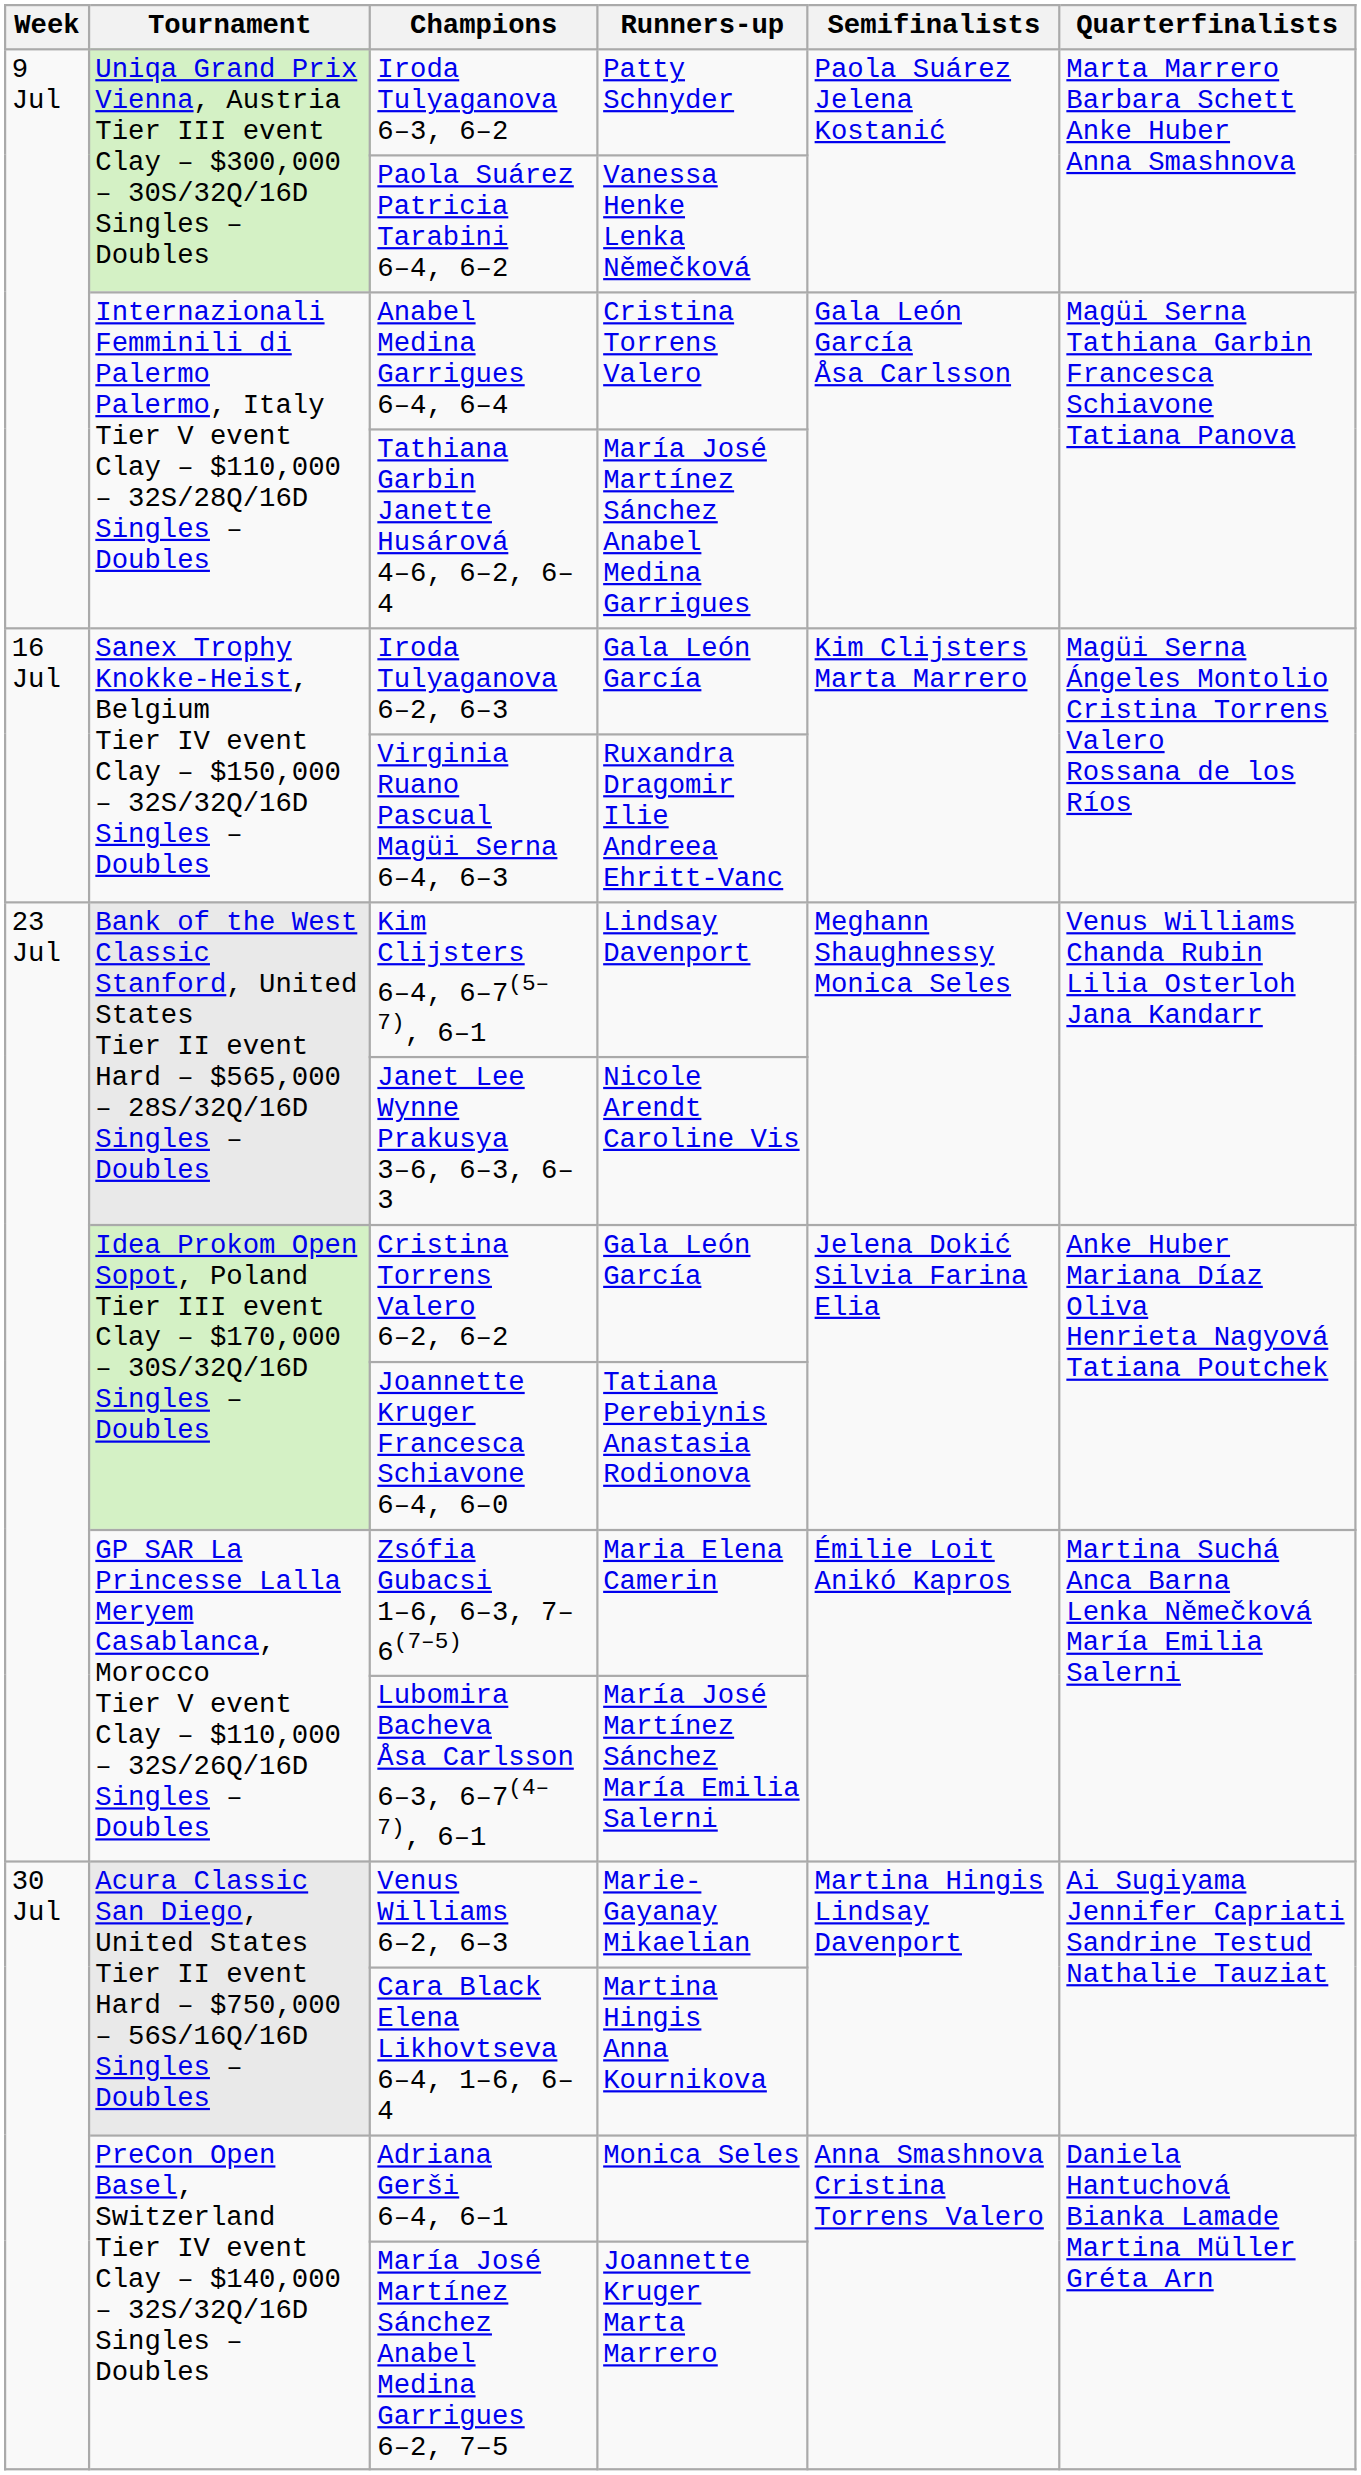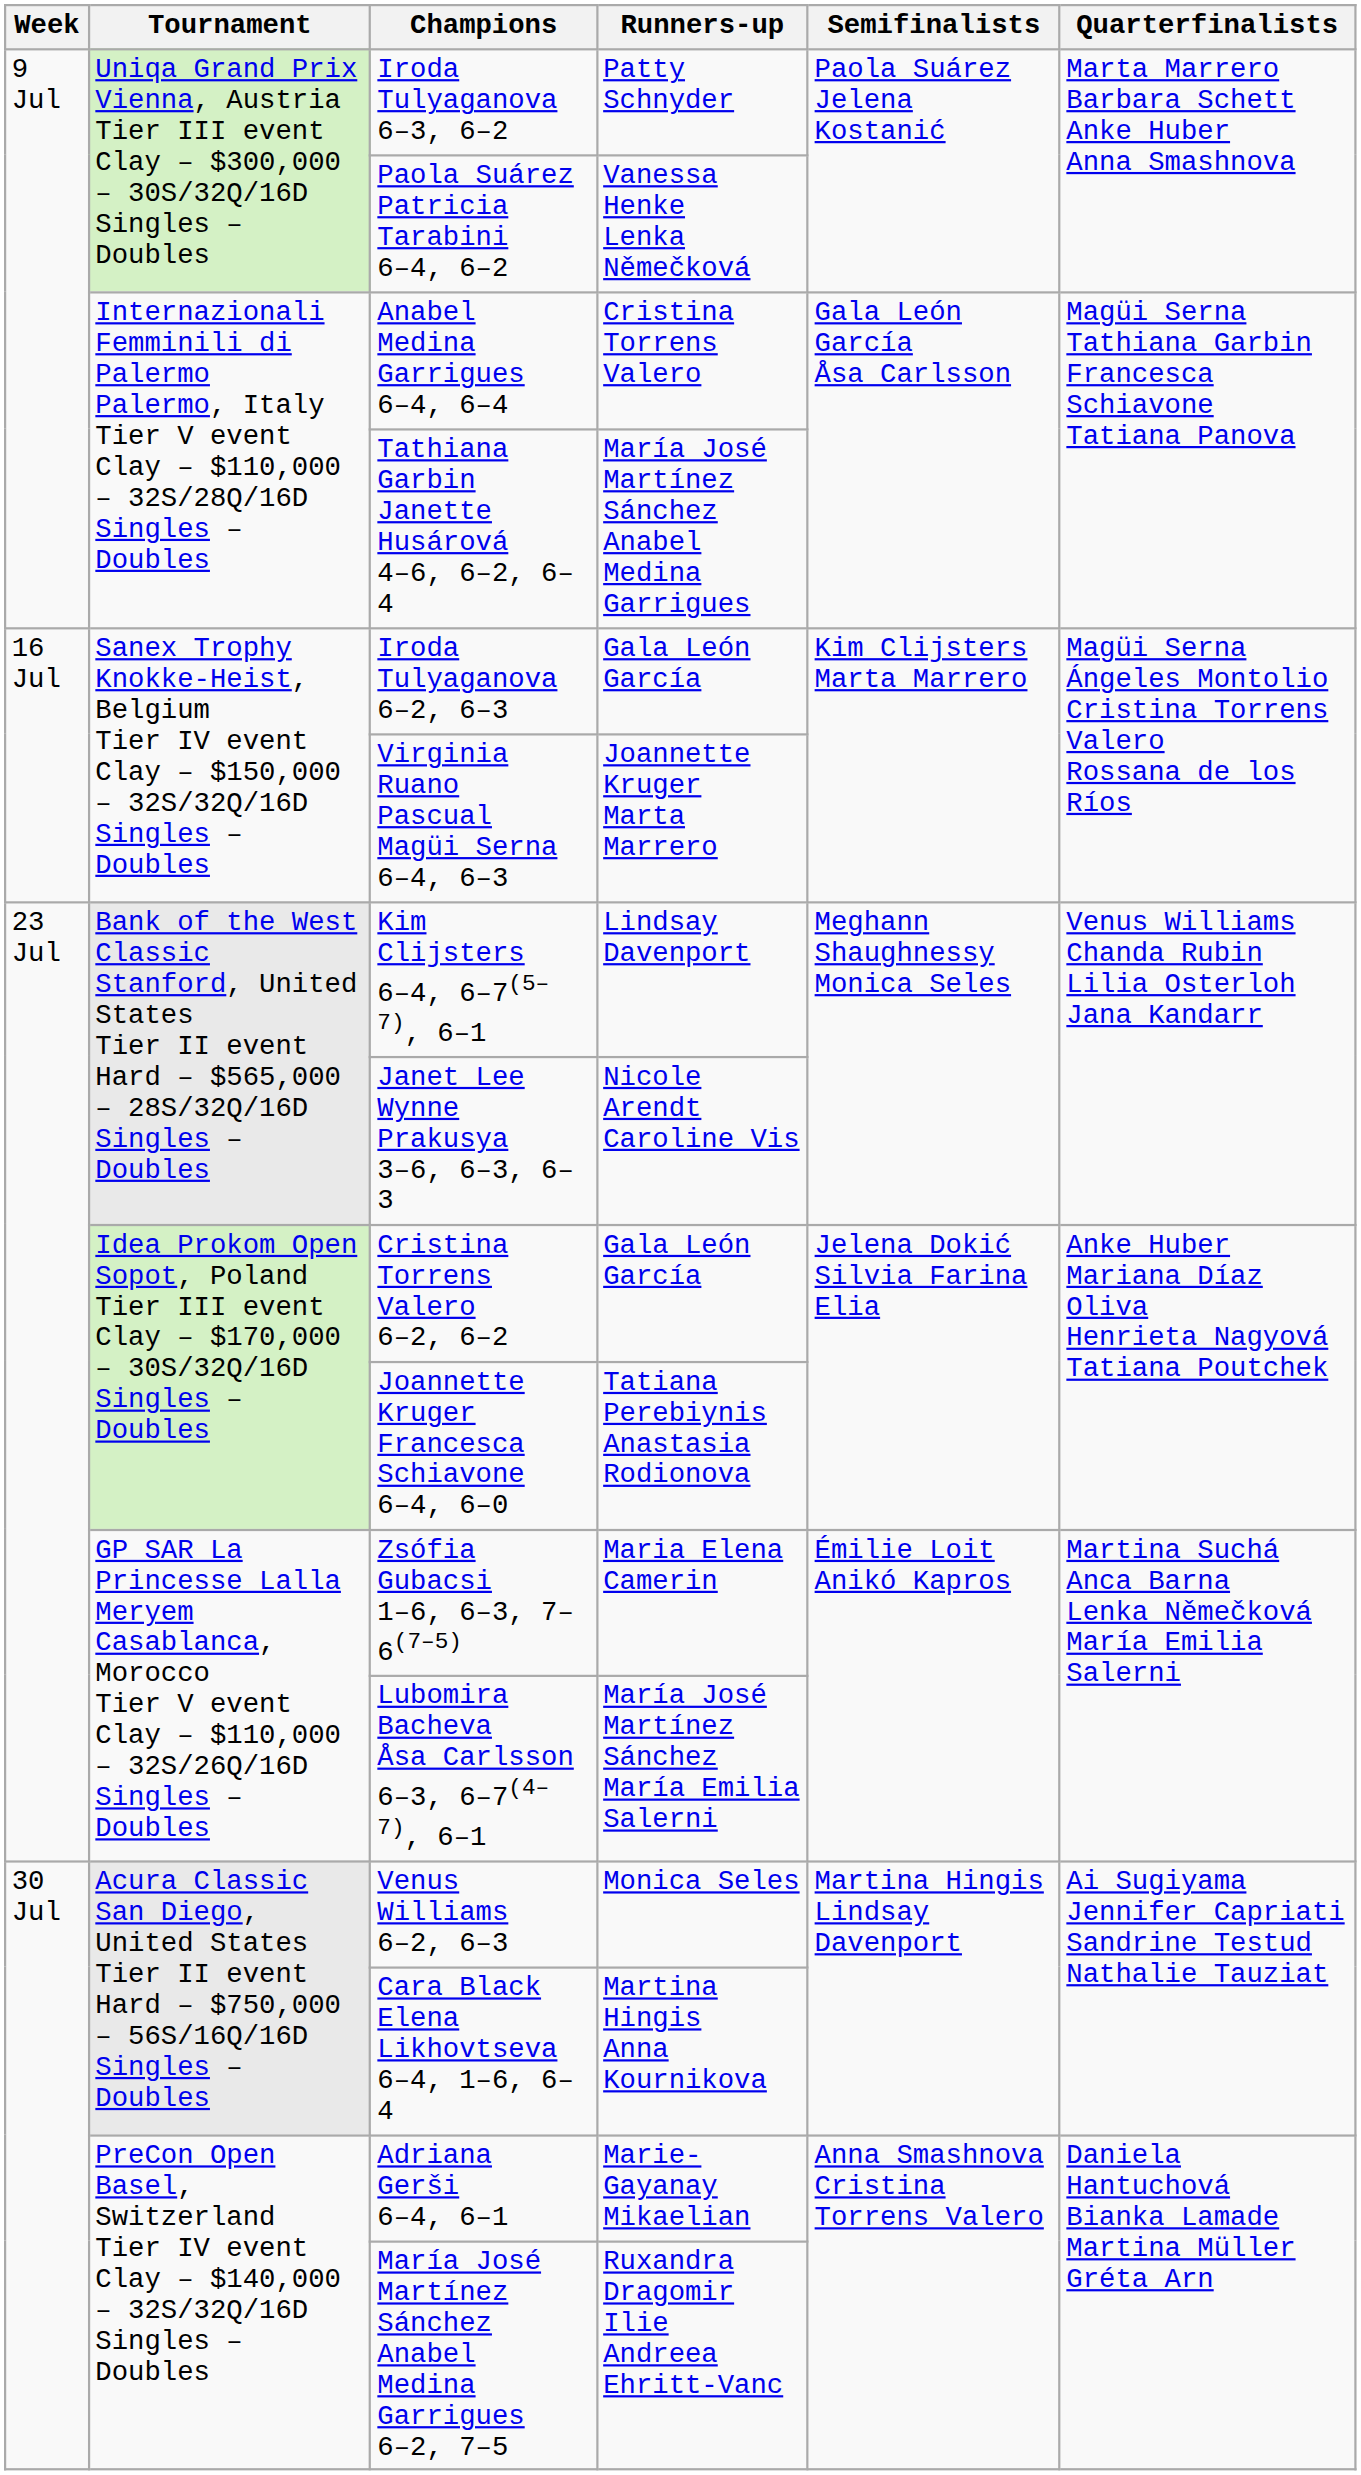(693, 818) Ruxandra Dragomir Ilie Andreea Ehritt-Vanc -> (677, 802) Joannette Kruger Marta Marrero
(677, 1914) Marie-Gayanay Mikaelian -> (701, 1883) Monica Seles
(701, 2157) Monica Seles -> (677, 2188) Marie-Gayanay Mikaelian
(677, 2309) Joannette Kruger Marta Marrero -> (693, 2325) Ruxandra Dragomir Ilie Andreea Ehritt-Vanc
